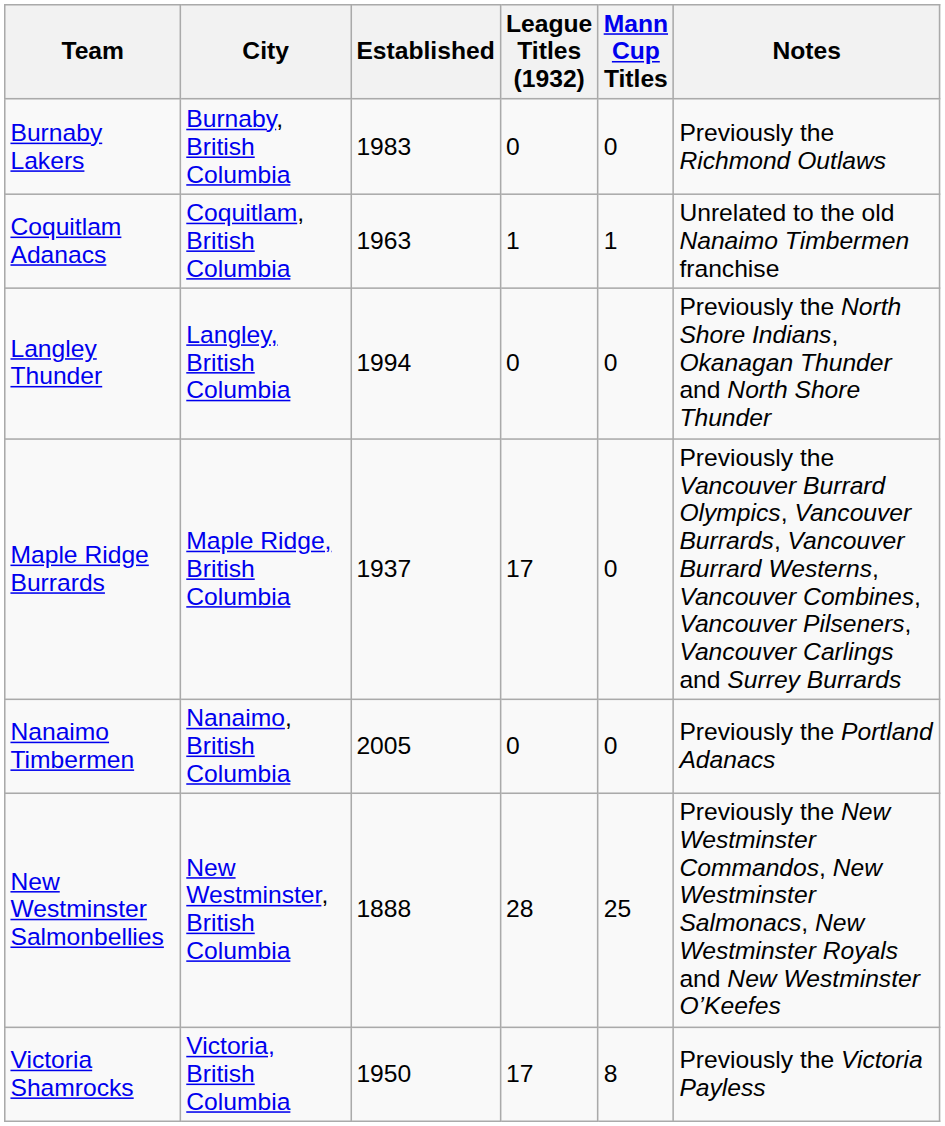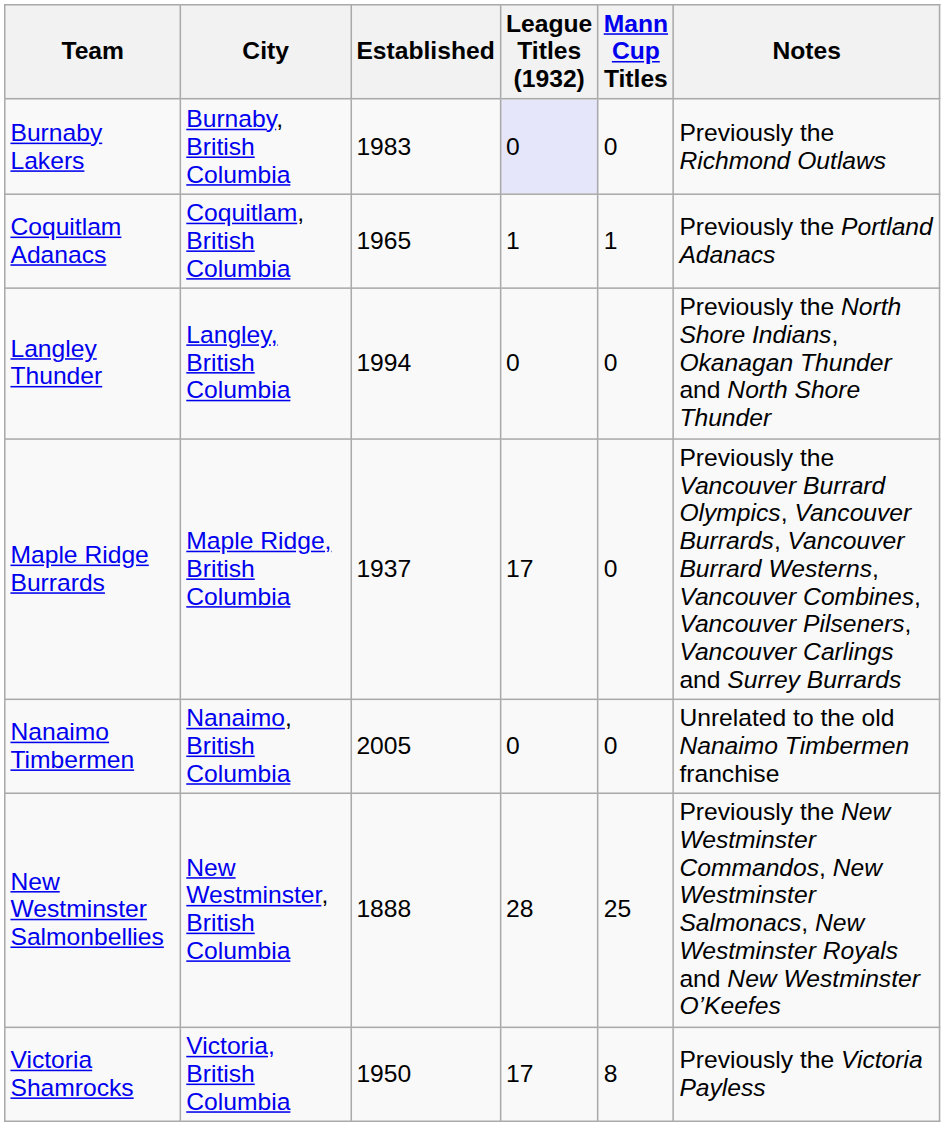(513, 146) no background -> (513, 146) lavender background
(384, 240) 1963 -> (384, 240) 1965
(794, 240) Unrelated to the old Nanaimo Timbermen franchise -> (806, 240) Previously the Portland Adanacs
(806, 746) Previously the Portland Adanacs -> (794, 746) Unrelated to the old Nanaimo Timbermen franchise
